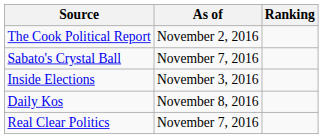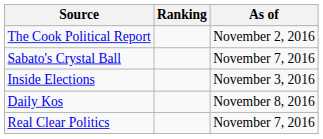columns swapped: (290, 15) <-> (208, 15)
